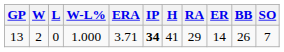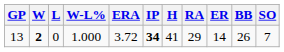(39, 36) normal -> (39, 36) bold
(126, 36) 3.71 -> (126, 36) 3.72
